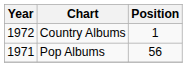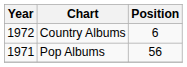(155, 33) 1 -> (155, 33) 6
